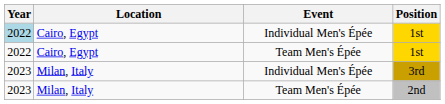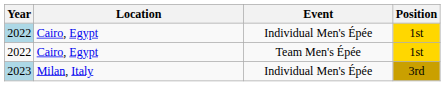(19, 71) no background -> (19, 71) lightblue background
- row: (318, 90)
